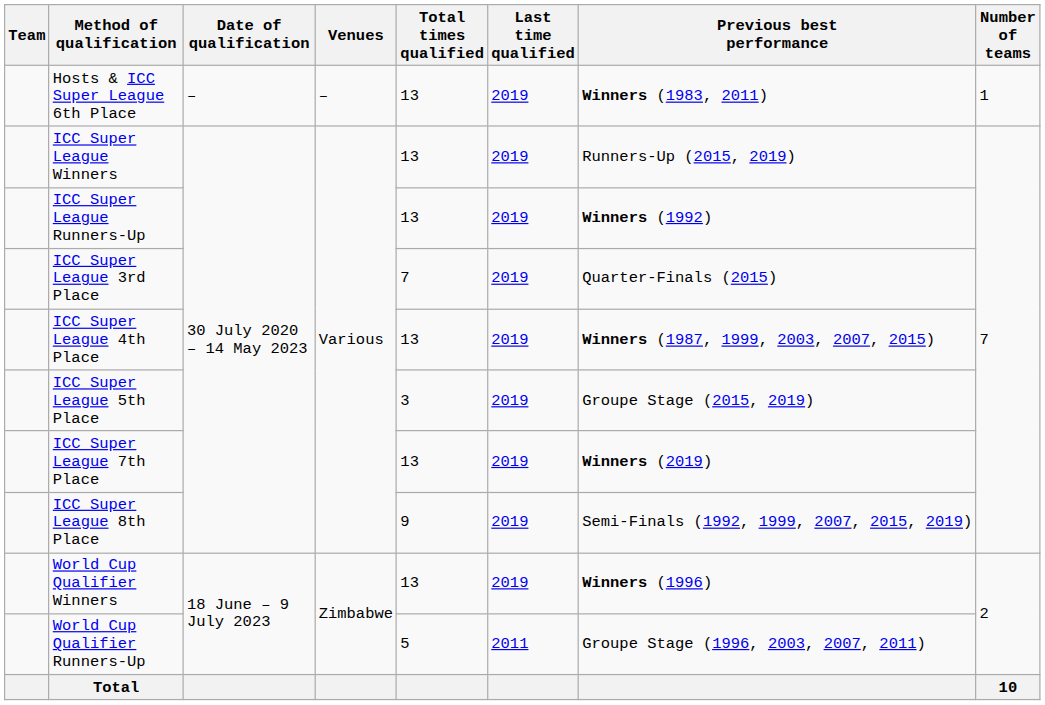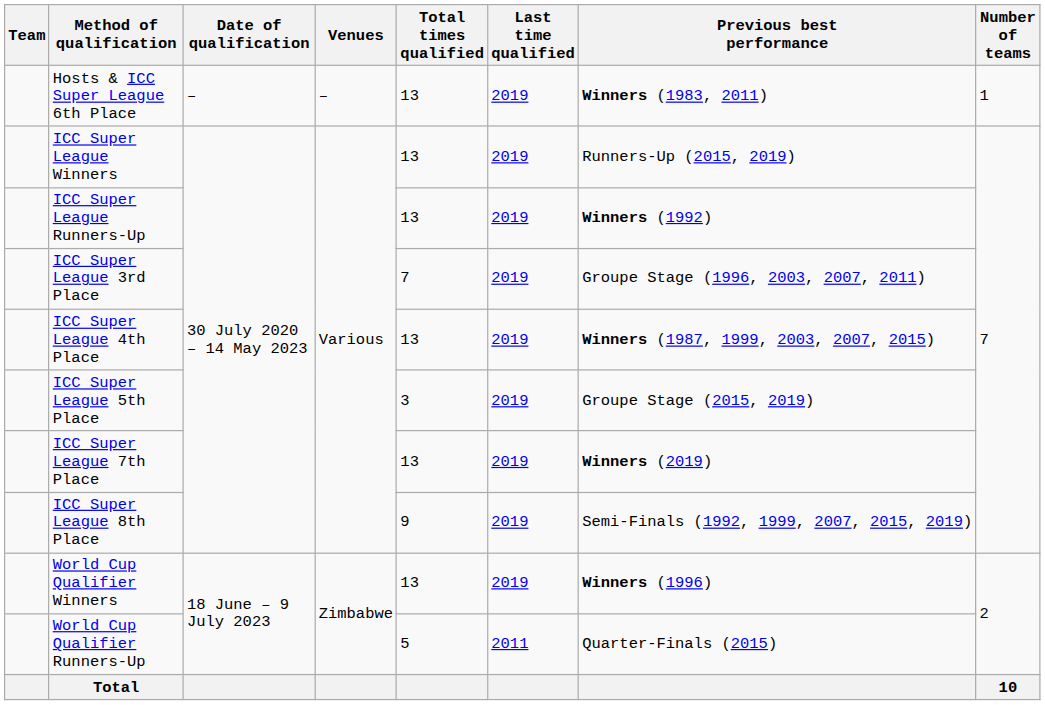(680, 279) Quarter-Finals (2015) -> (754, 279) Groupe Stage (1996, 2003, 2007, 2011)
(754, 644) Groupe Stage (1996, 2003, 2007, 2011) -> (680, 644) Quarter-Finals (2015)
